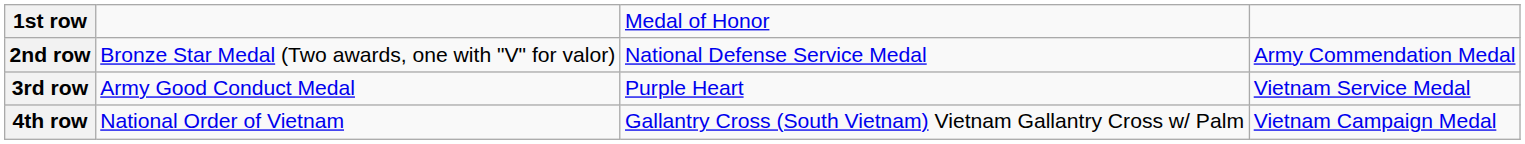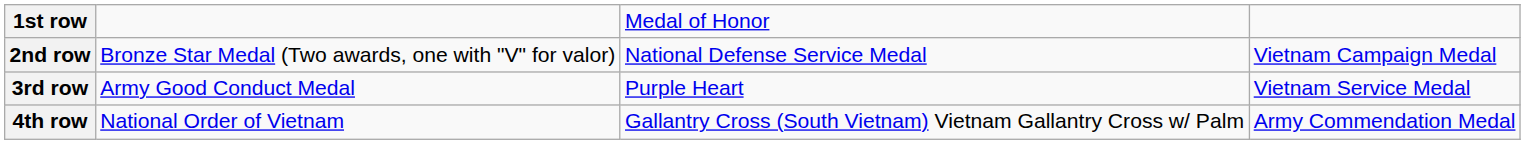(1385, 54) Army Commendation Medal -> (1375, 54) Vietnam Campaign Medal
(1375, 121) Vietnam Campaign Medal -> (1385, 121) Army Commendation Medal
